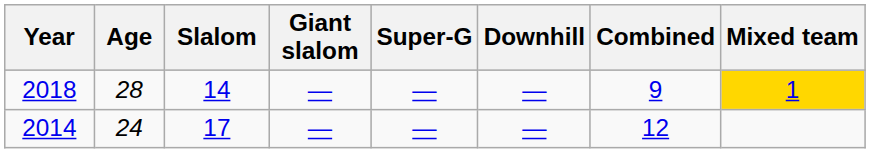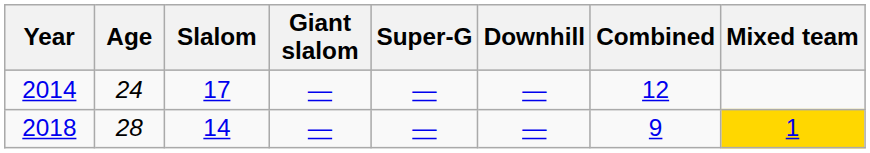rows swapped: (49, 128) <-> (49, 89)
